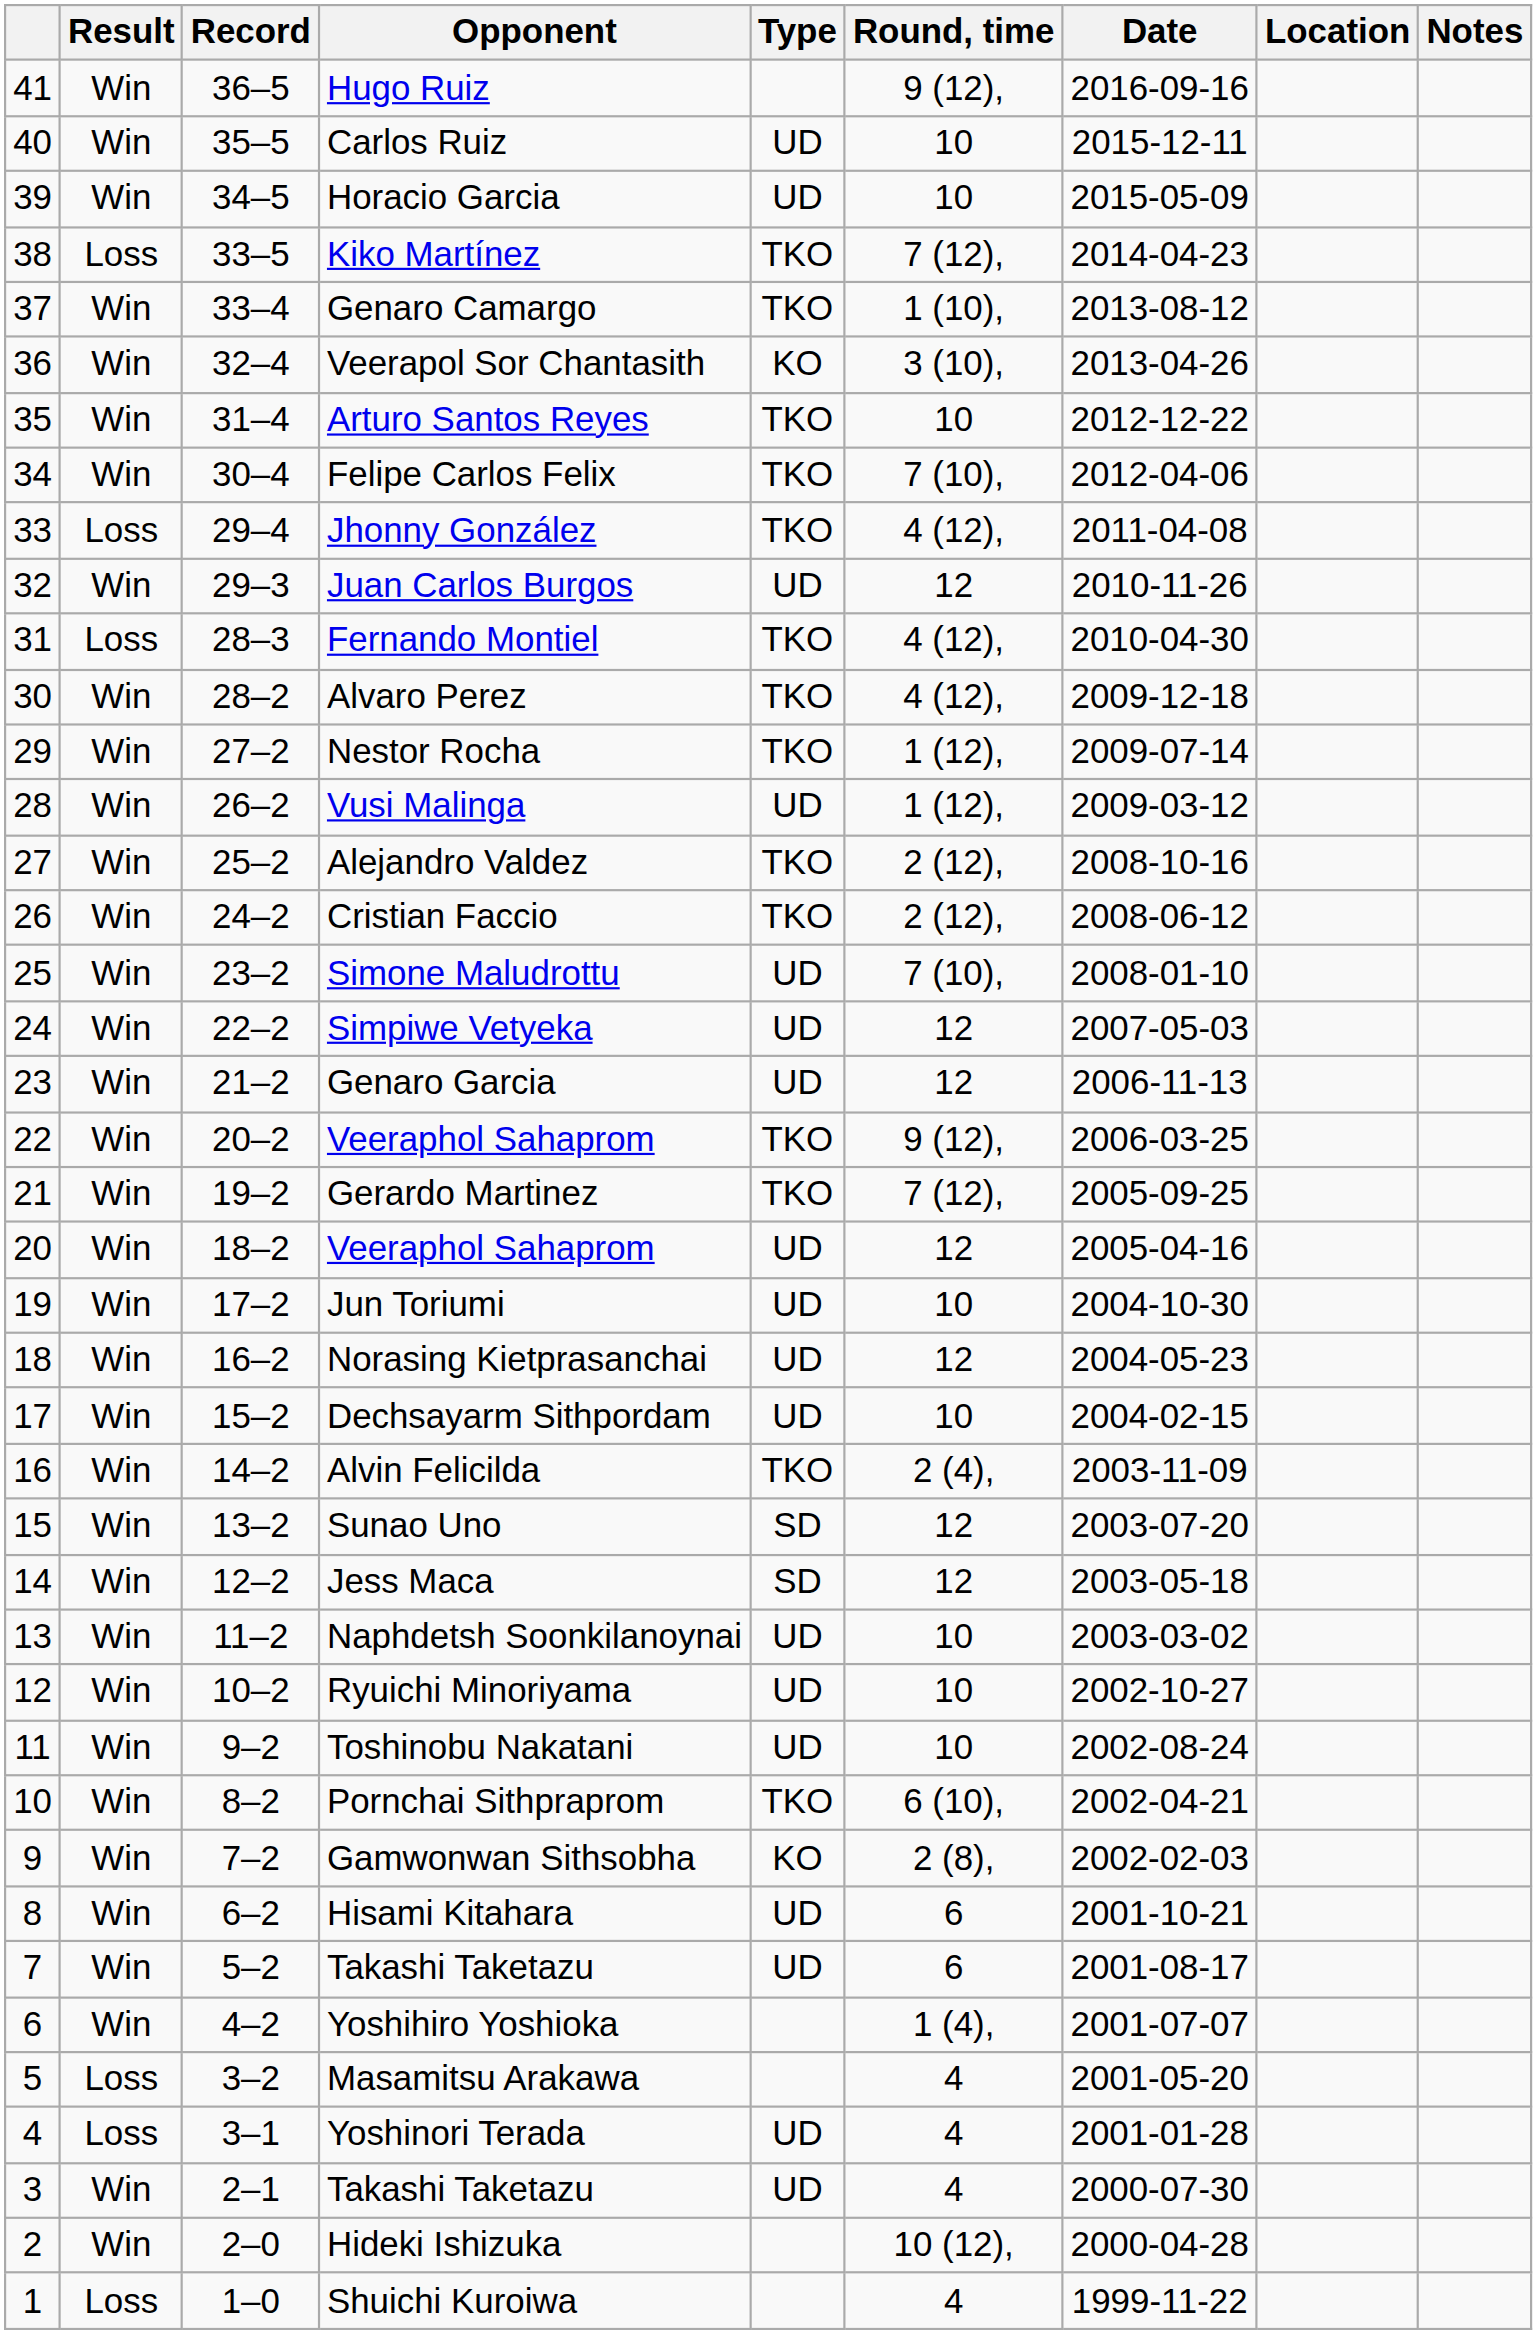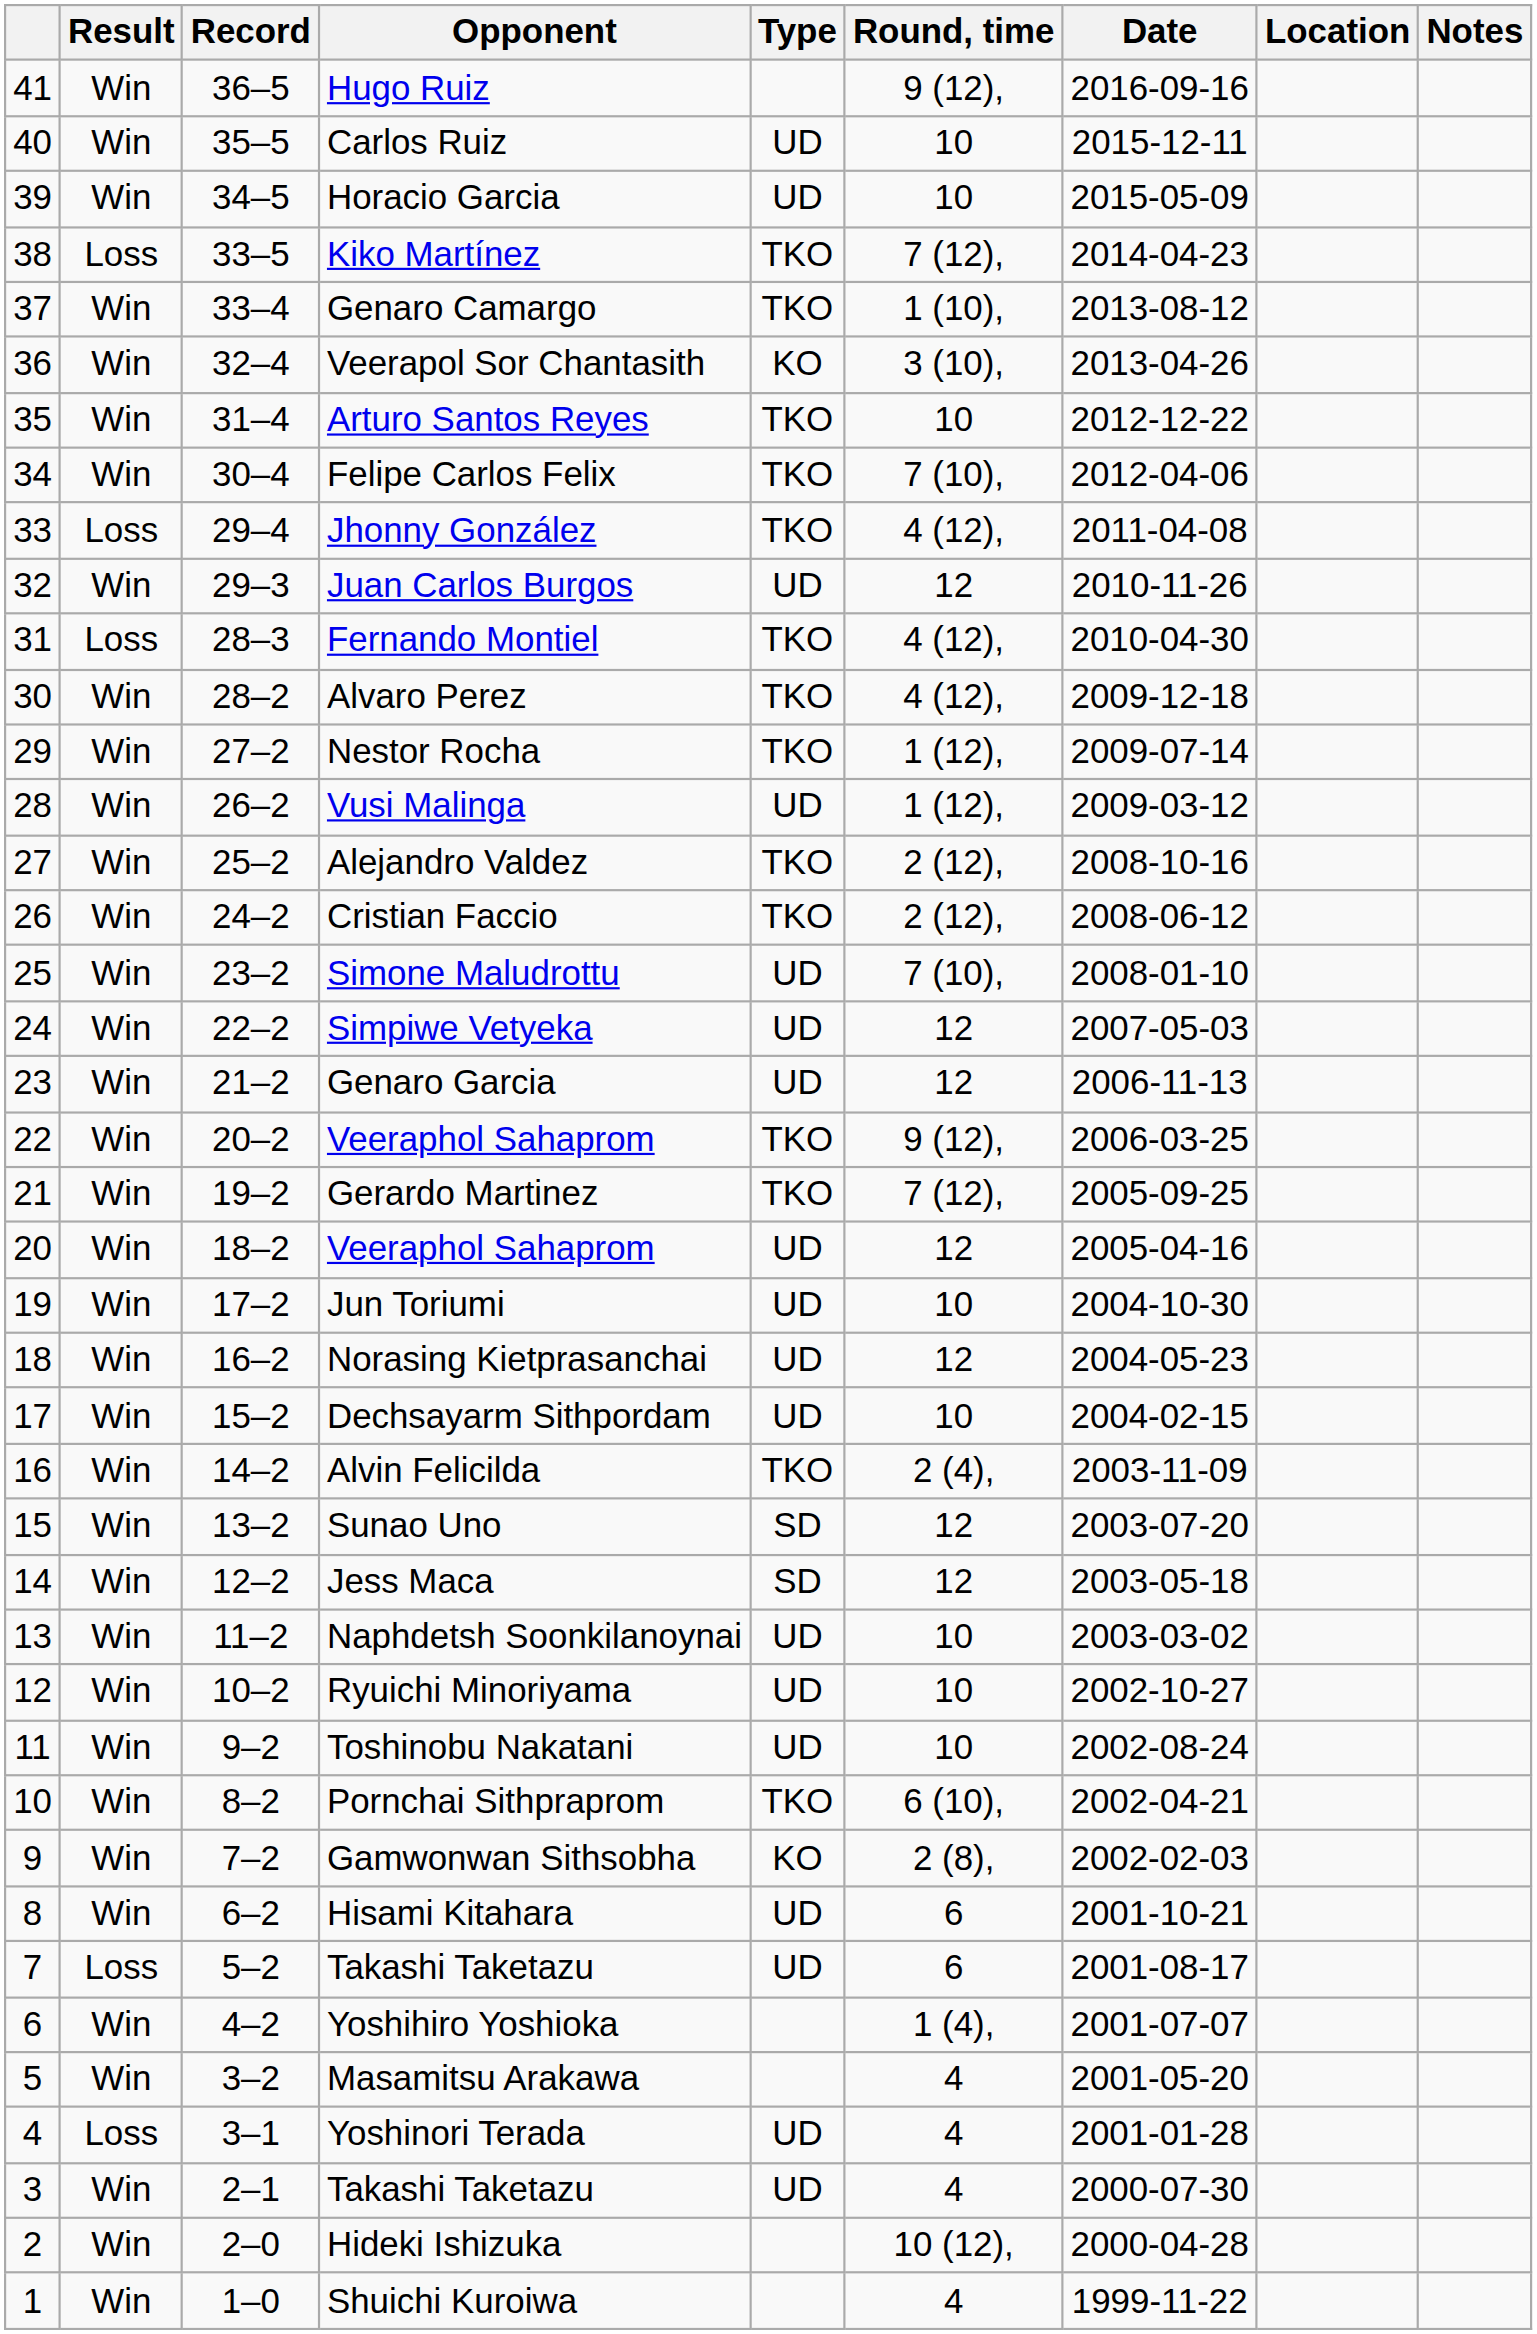(121, 1968) Win -> (121, 1968) Loss
(121, 2078) Loss -> (121, 2078) Win
(121, 2300) Loss -> (121, 2300) Win
